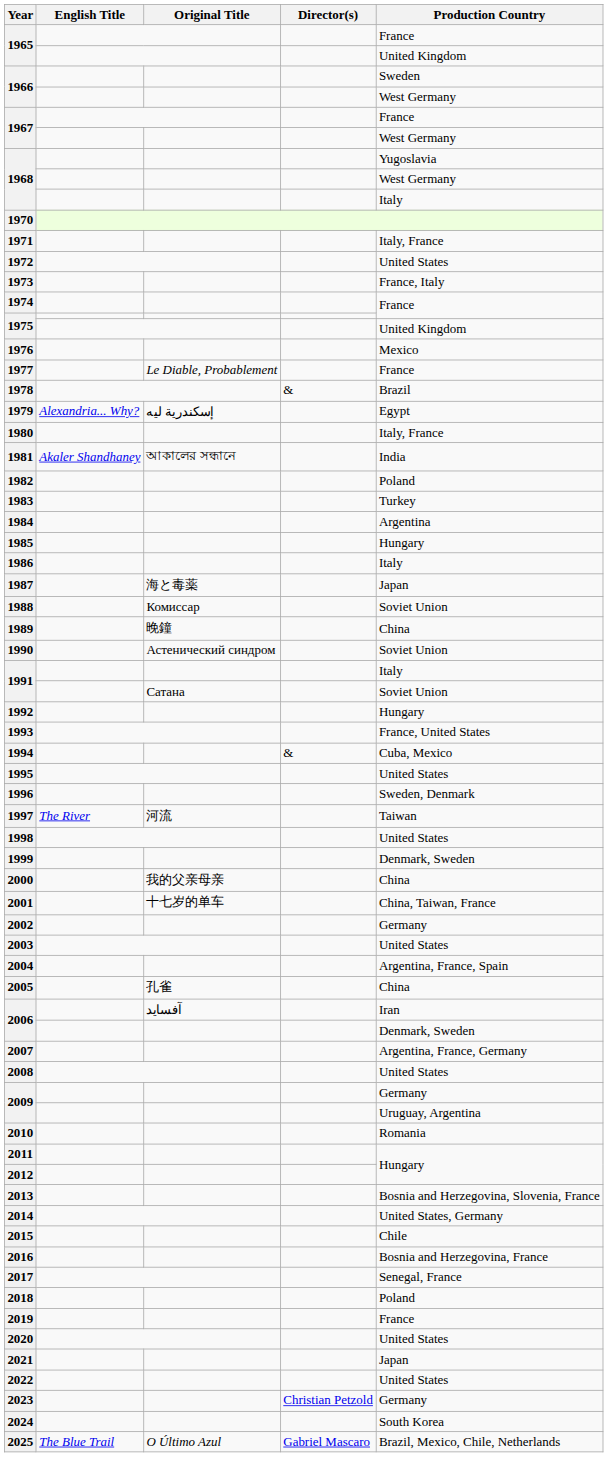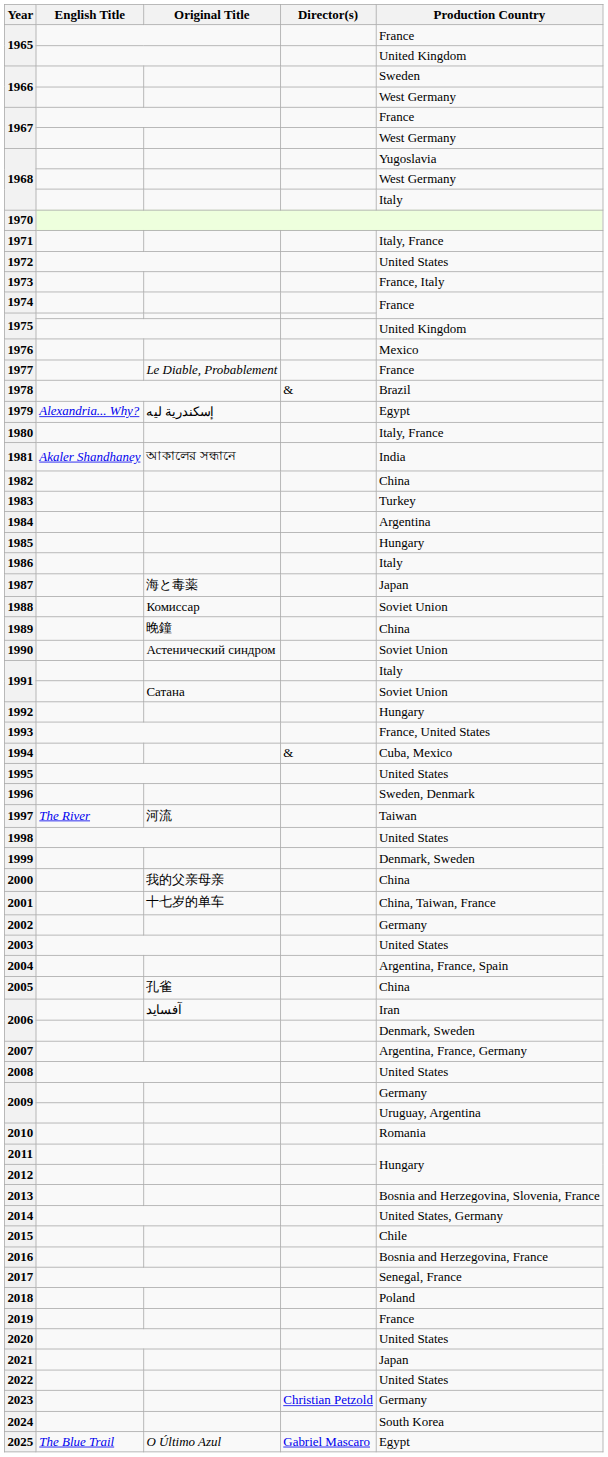(397, 481) Poland -> (394, 481) China
(470, 1441) Brazil, Mexico, Chile, Netherlands -> (394, 1441) Egypt
